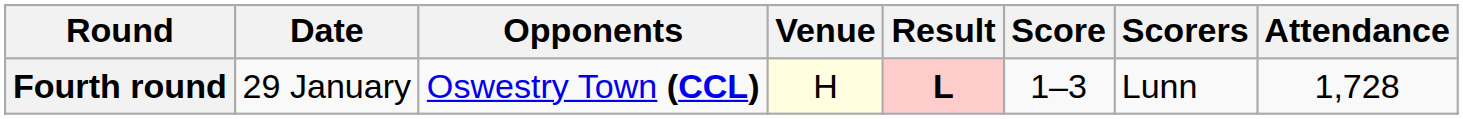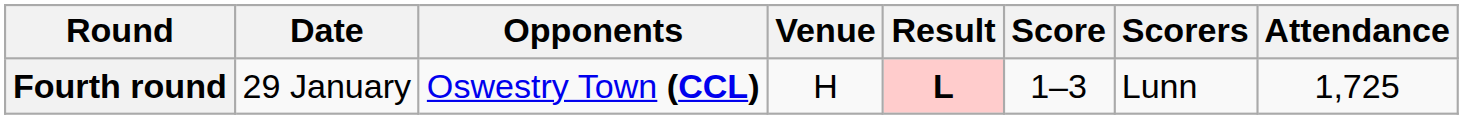(825, 85) lightyellow background -> (825, 85) no background
(1357, 85) 1,728 -> (1357, 85) 1,725
